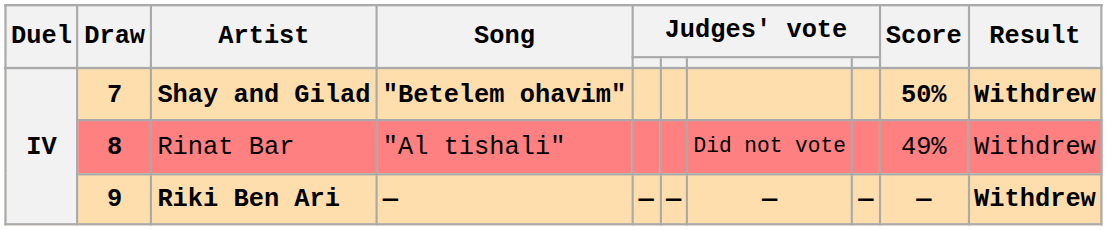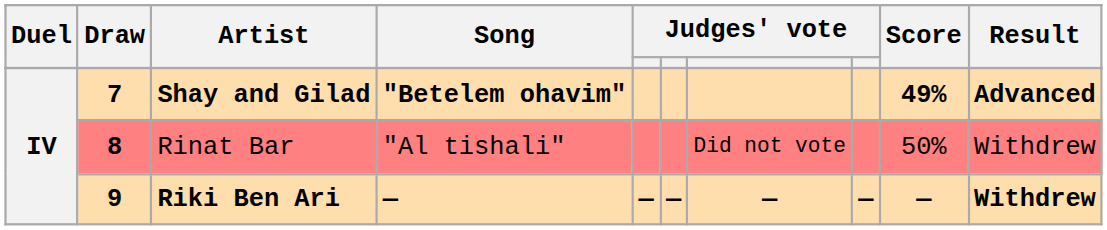(924, 94) 50% -> (924, 94) 49%
(1035, 94) Withdrew -> (1035, 94) Advanced
(924, 146) 49% -> (924, 146) 50%
